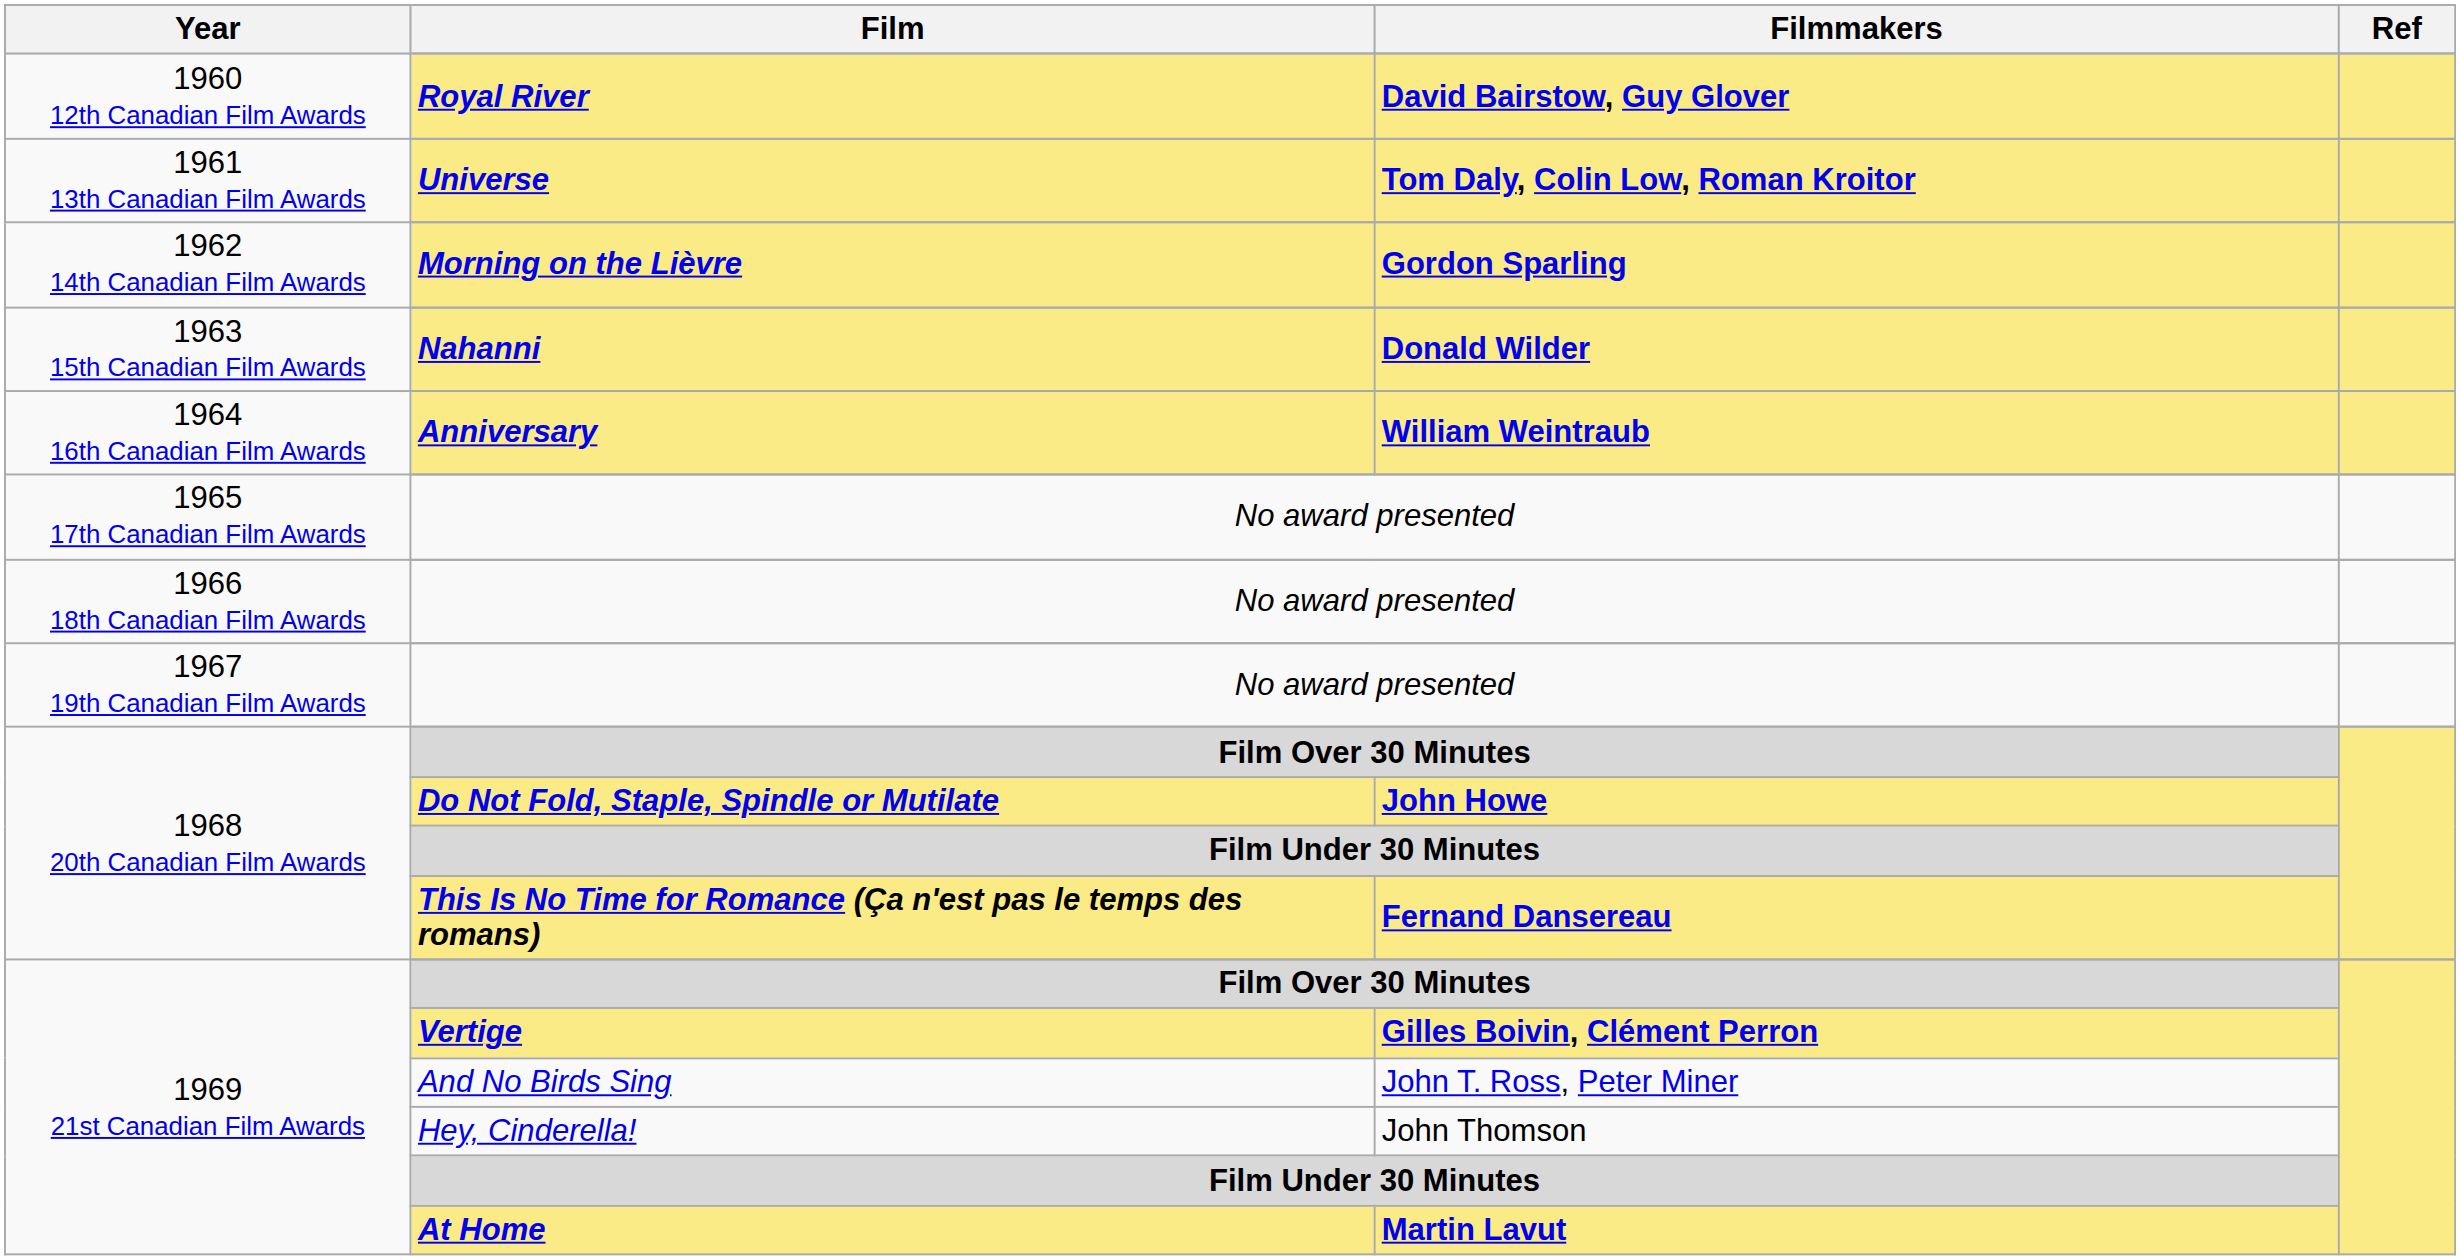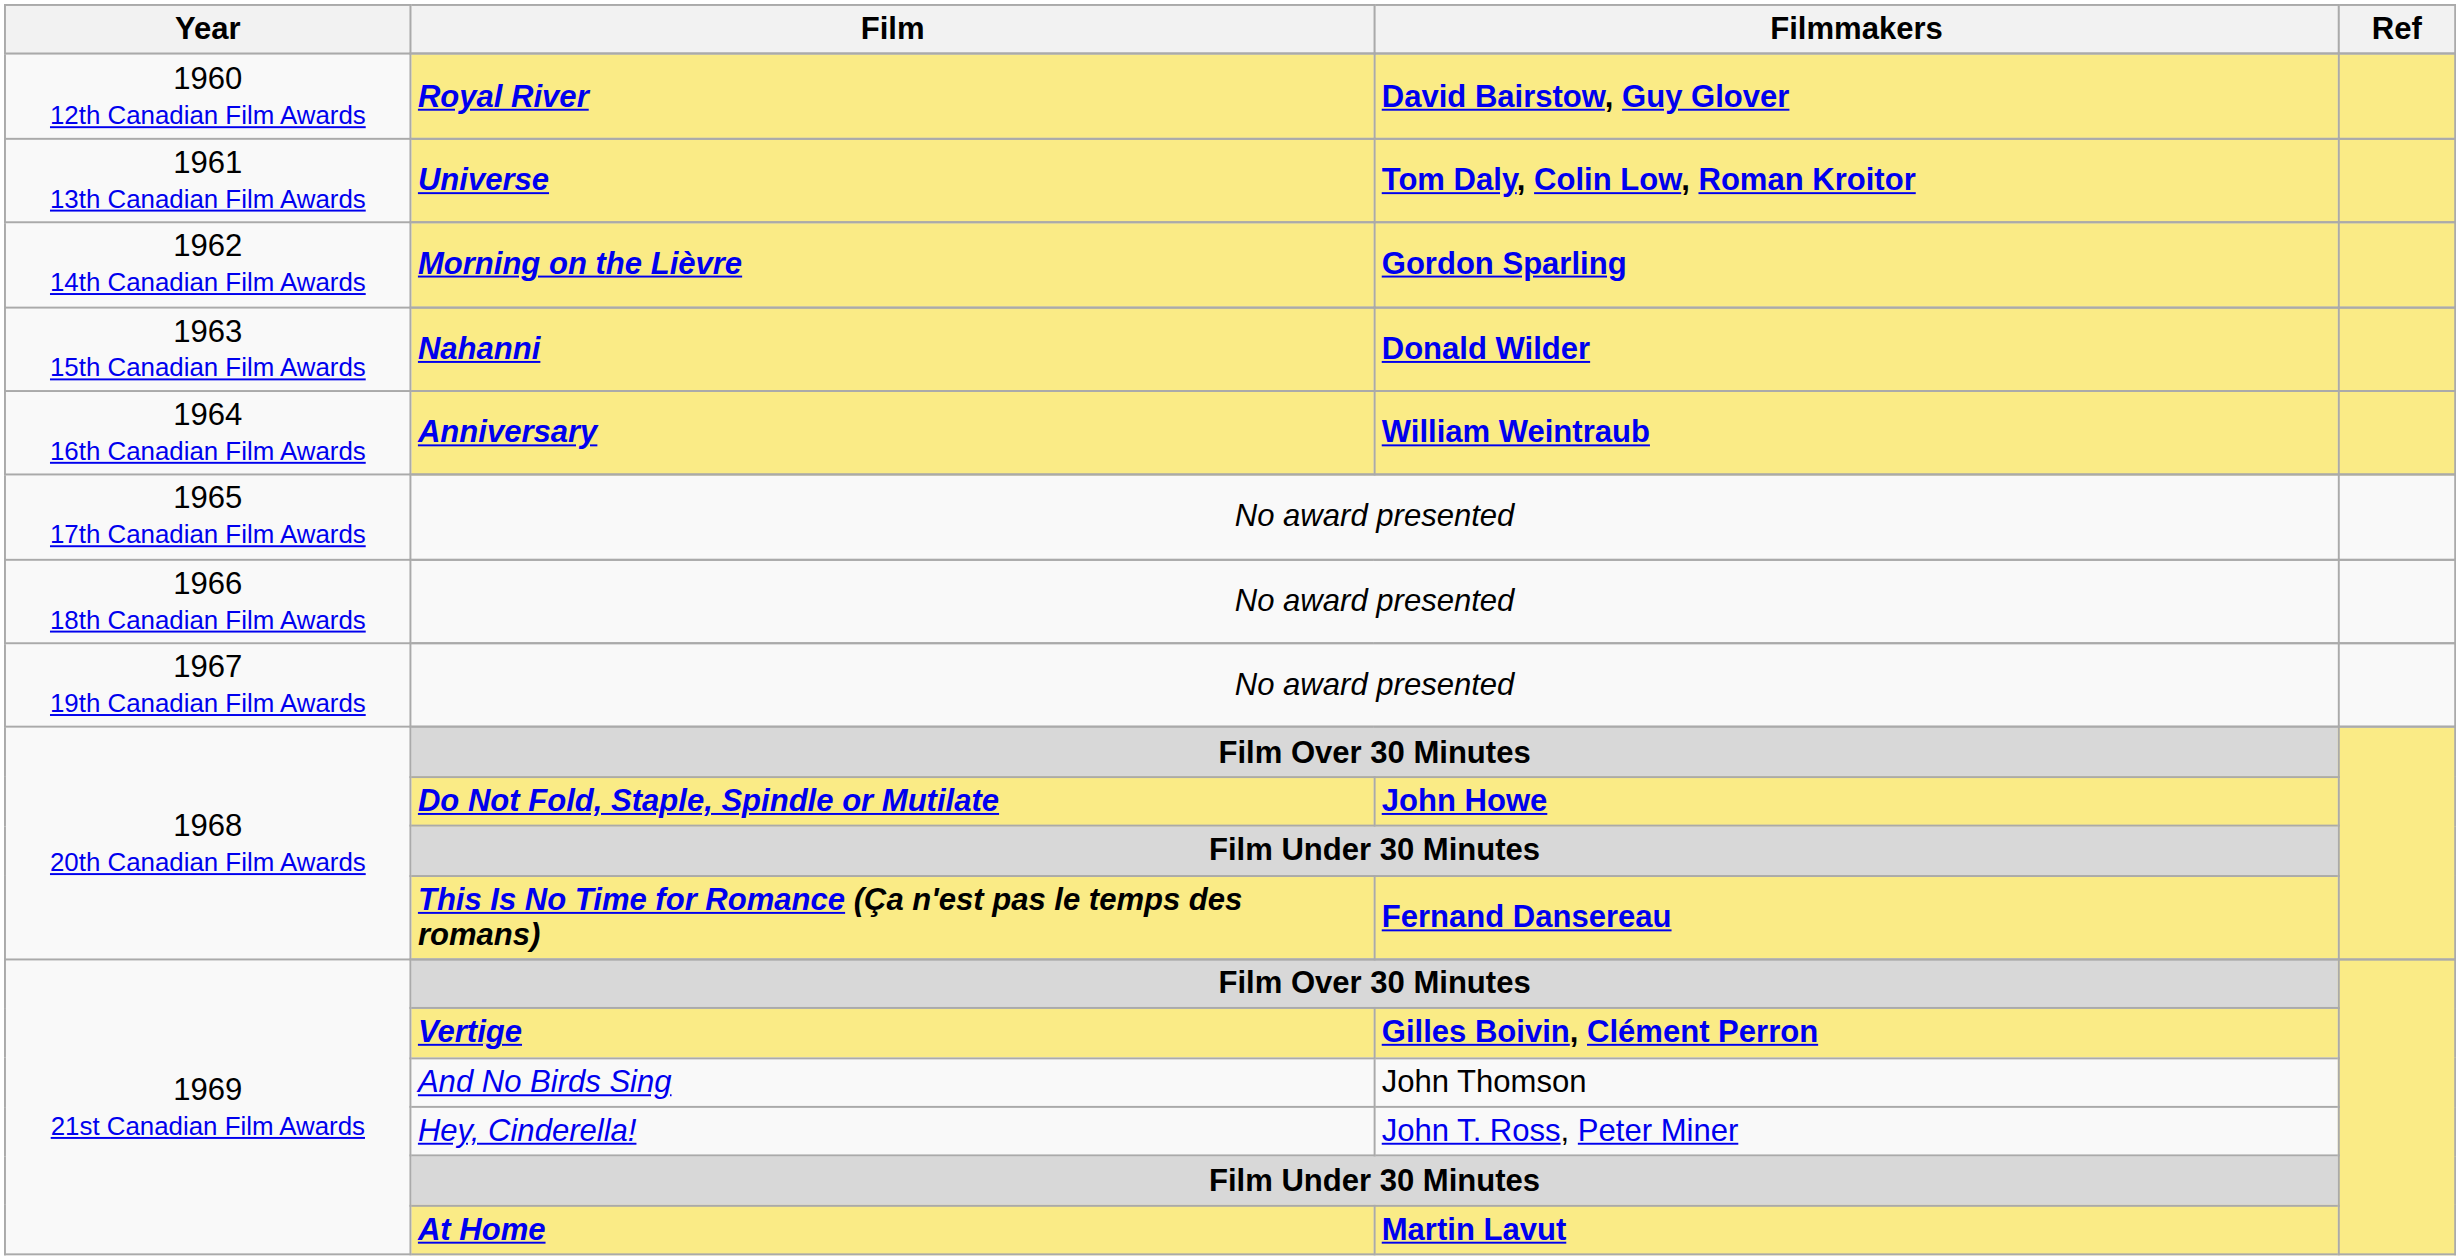(1560, 1081) John T. Ross, Peter Miner -> (1484, 1081) John Thomson
(1484, 1131) John Thomson -> (1560, 1131) John T. Ross, Peter Miner
